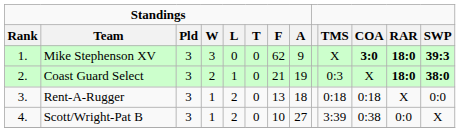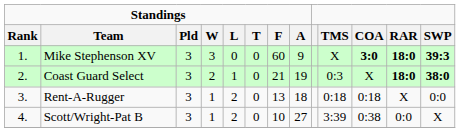(279, 55) 62 -> (279, 55) 60
